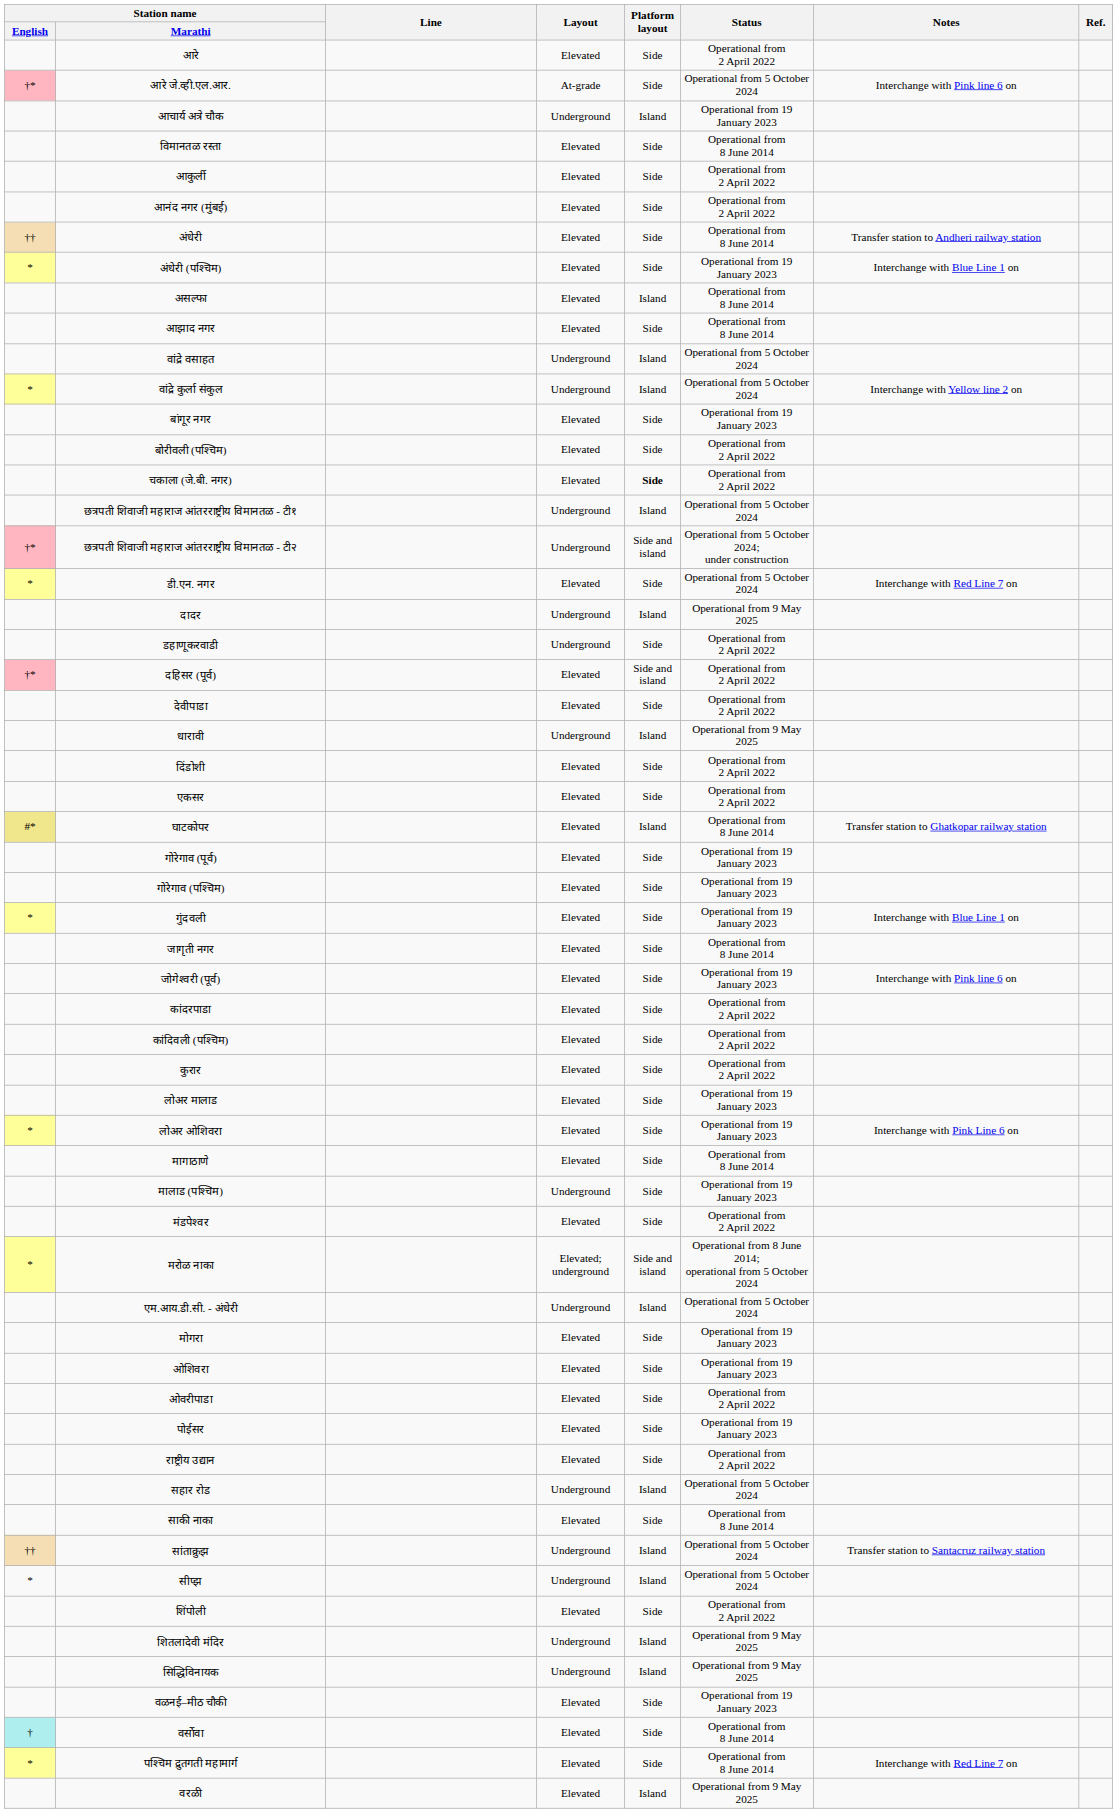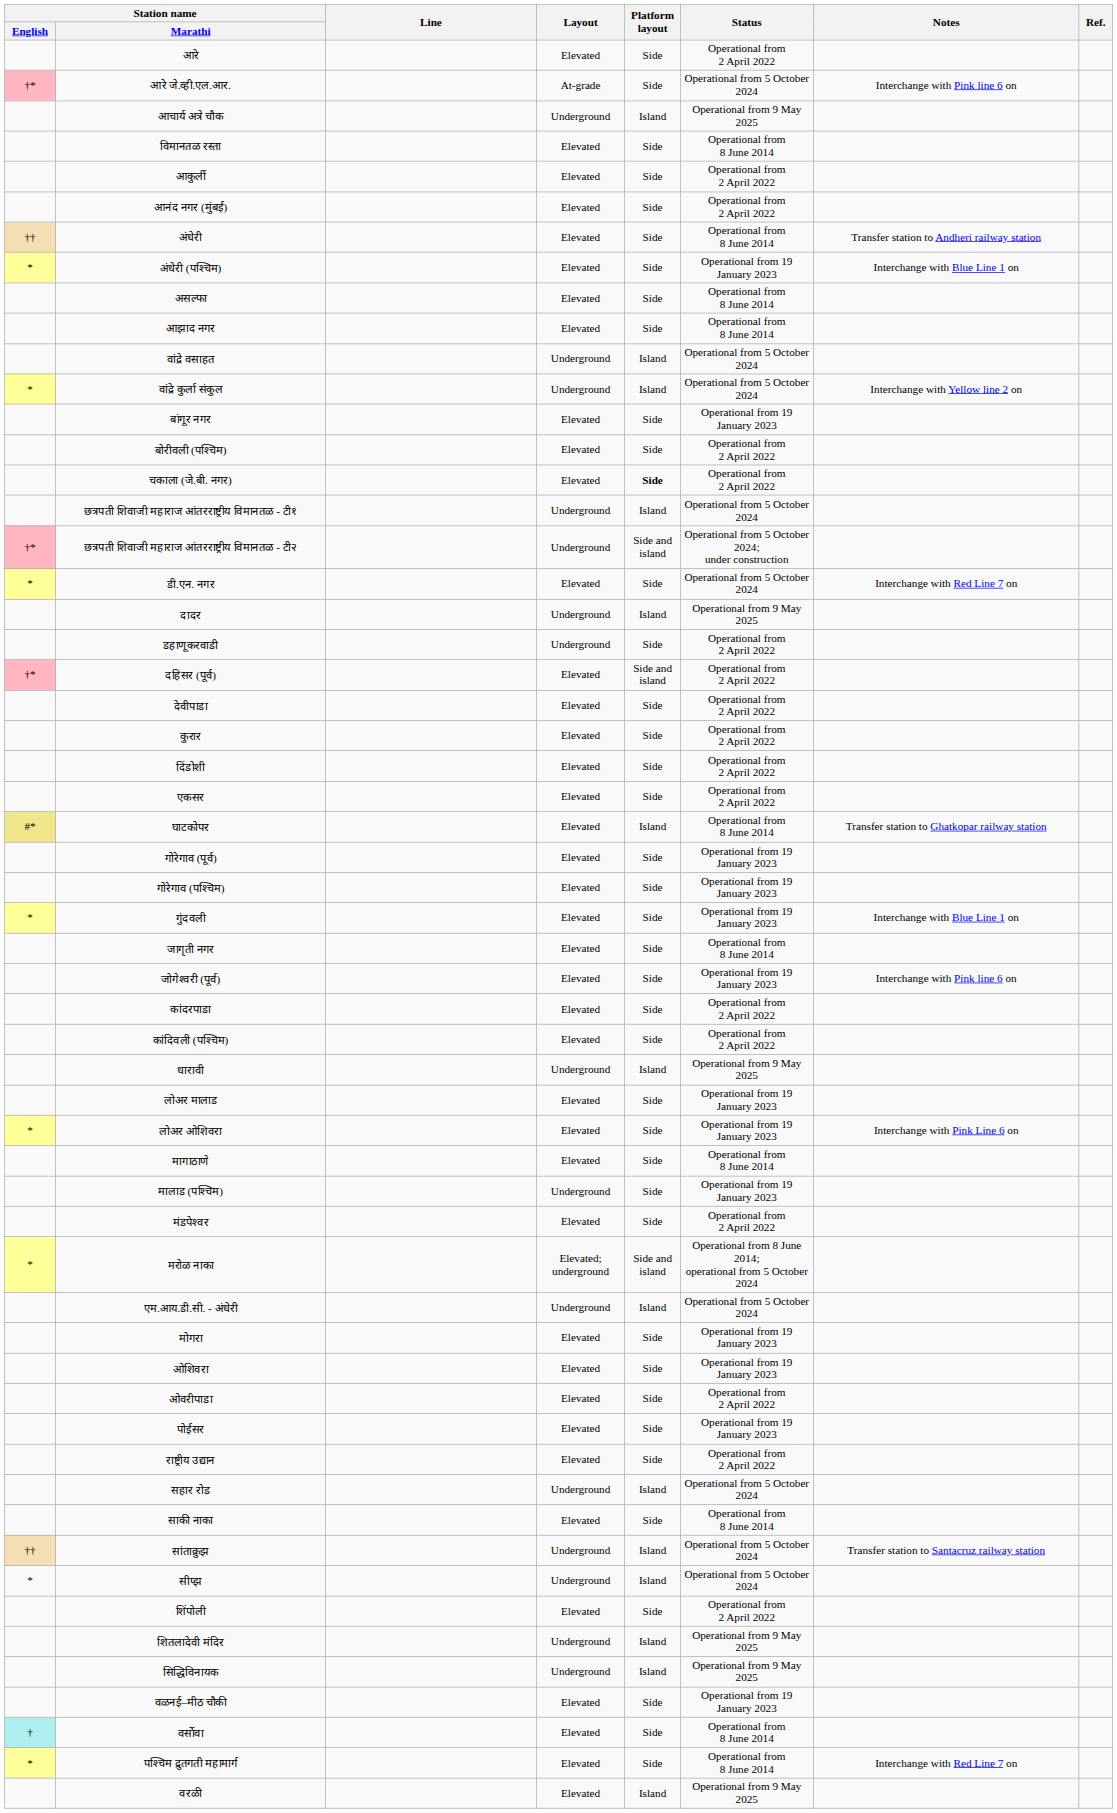(747, 115) Operational from 19 January 2023 -> (747, 115) Operational from 9 May 2025
(653, 298) Island -> (653, 298) Side
rows swapped: (191, 736) <-> (191, 1070)
